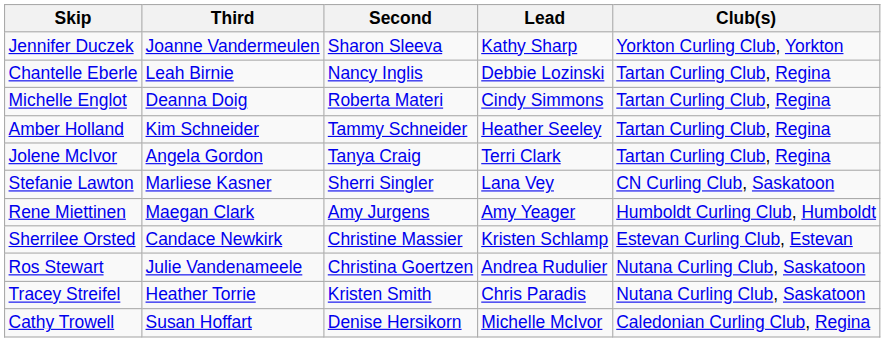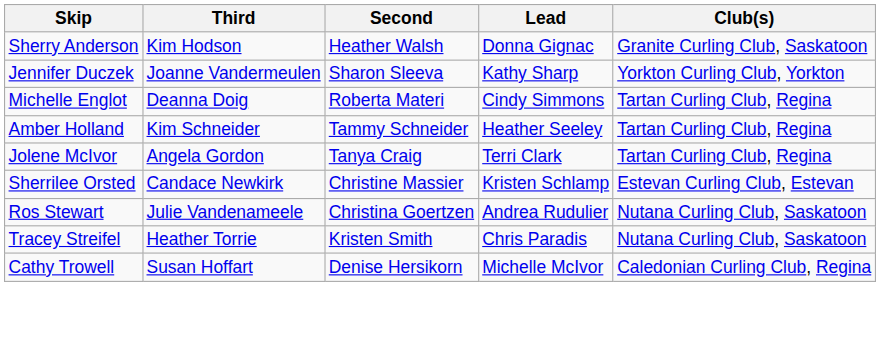+ row: (74, 45)
- row: (73, 73)
- row: (71, 184)
- row: (67, 211)
